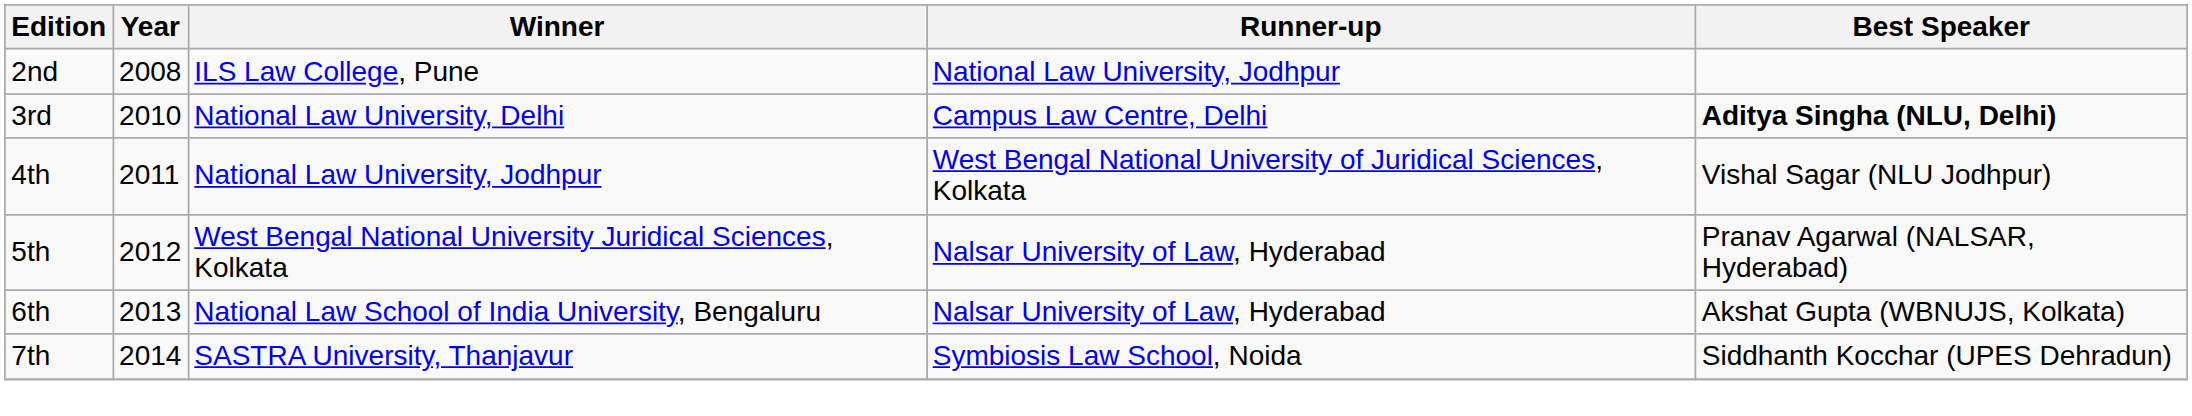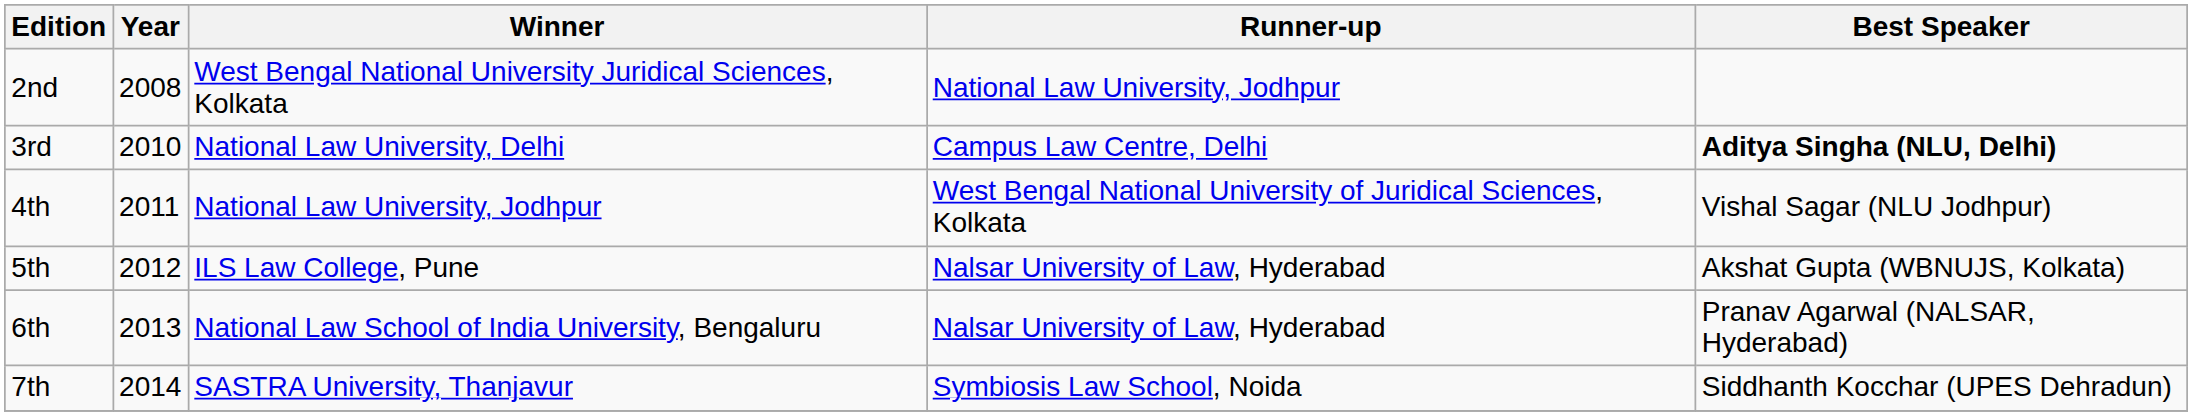(337, 71) ILS Law College, Pune -> (514, 86) West Bengal National University Juridical Sciences, Kolkata
(514, 251) West Bengal National University Juridical Sciences, Kolkata -> (337, 267) ILS Law College, Pune
(1868, 251) Pranav Agarwal (NALSAR, Hyderabad) -> (1913, 267) Akshat Gupta (WBNUJS, Kolkata)
(1913, 311) Akshat Gupta (WBNUJS, Kolkata) -> (1868, 327) Pranav Agarwal (NALSAR, Hyderabad)
